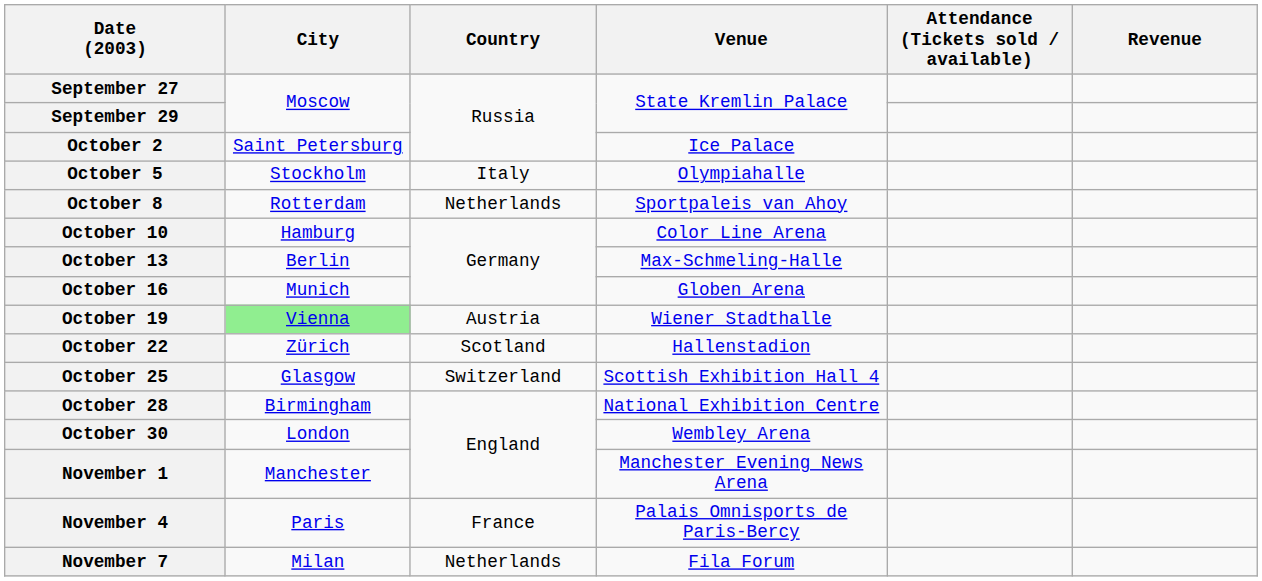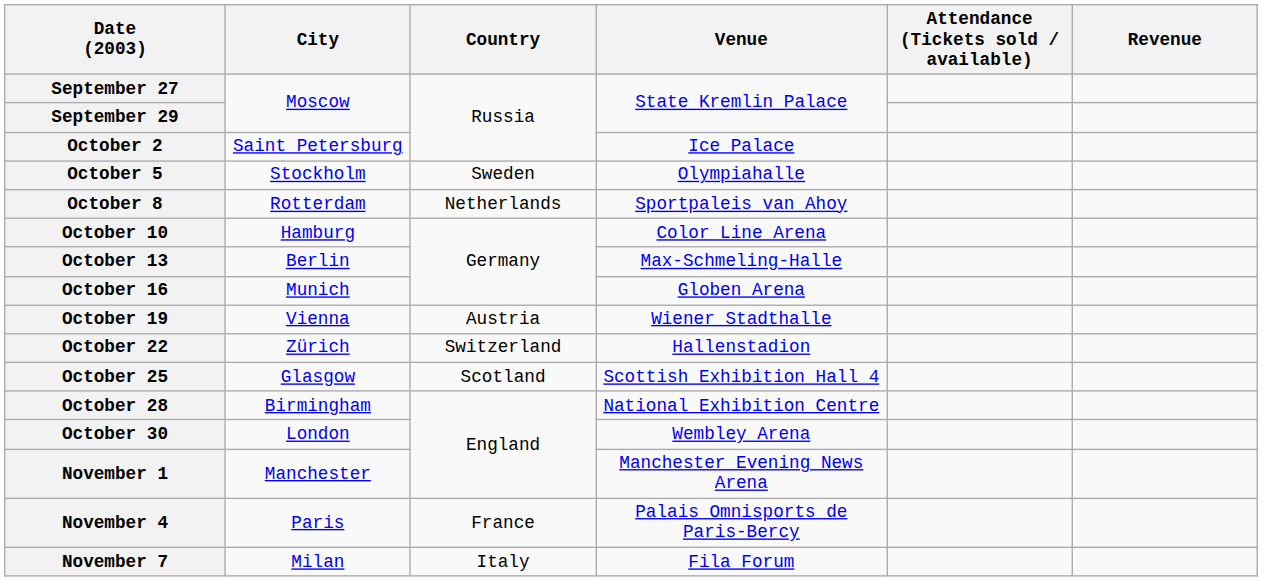(503, 175) Italy -> (503, 175) Sweden
(318, 319) lightgreen background -> (318, 319) no background
(503, 348) Scotland -> (503, 348) Switzerland
(503, 377) Switzerland -> (503, 377) Scotland
(503, 562) Netherlands -> (503, 562) Italy
